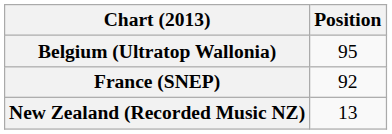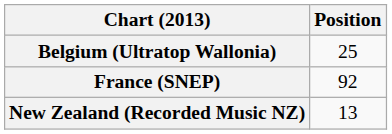(348, 50) 95 -> (348, 50) 25
